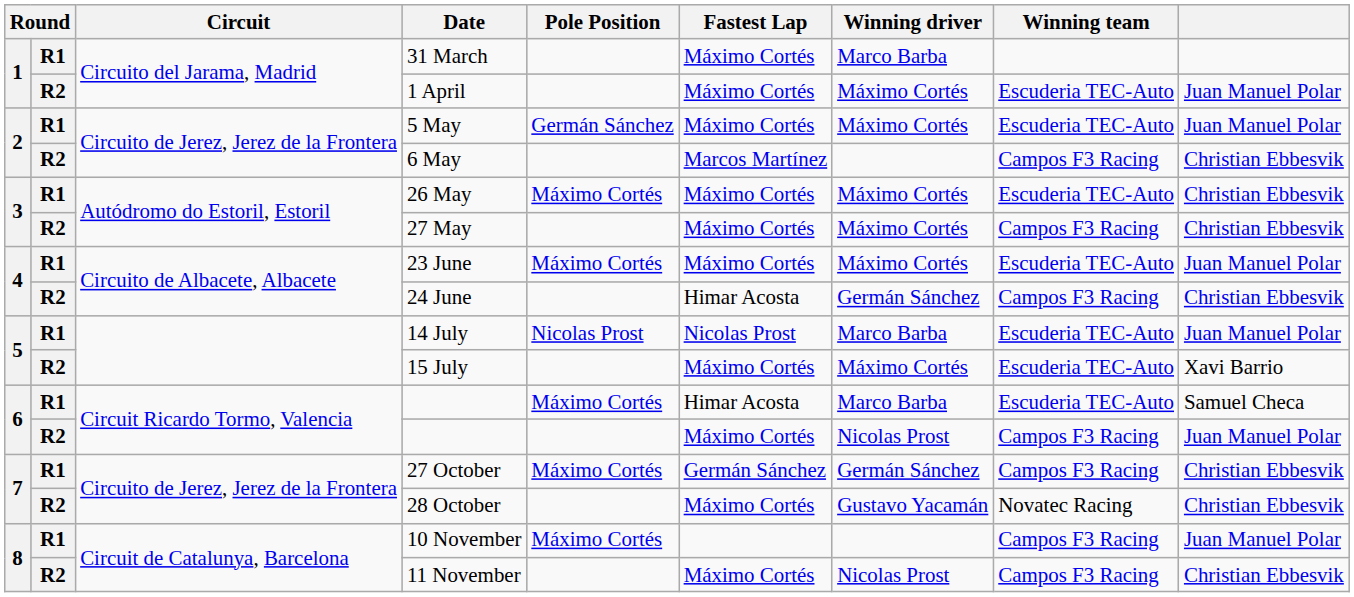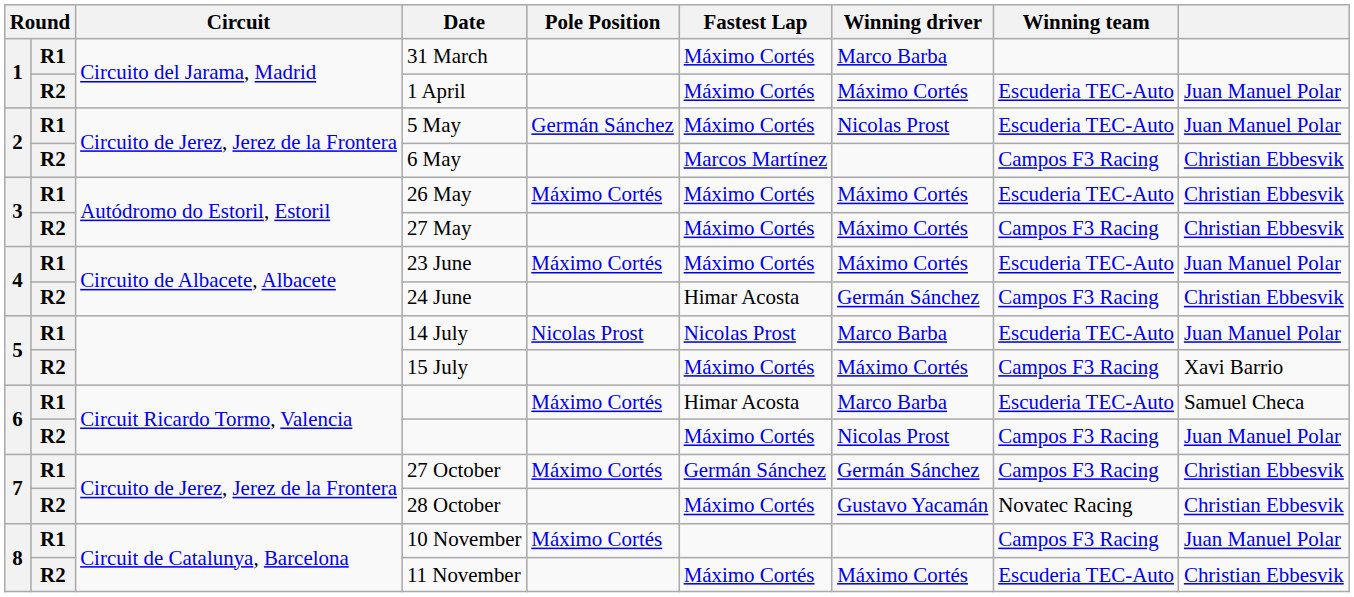(903, 125) Máximo Cortés -> (893, 125) Nicolas Prost
(1086, 366) Escuderia TEC-Auto -> (1078, 366) Campos F3 Racing
(893, 574) Nicolas Prost -> (903, 574) Máximo Cortés
(1078, 574) Campos F3 Racing -> (1086, 574) Escuderia TEC-Auto
